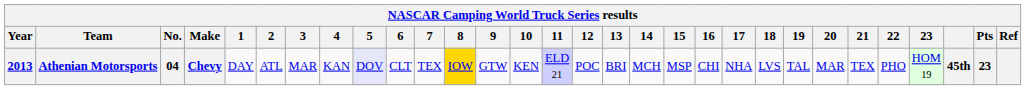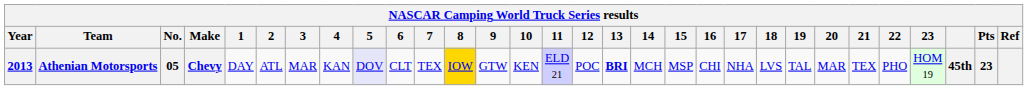(173, 66) 04 -> (173, 66) 05
(616, 66) normal -> (617, 66) bold
